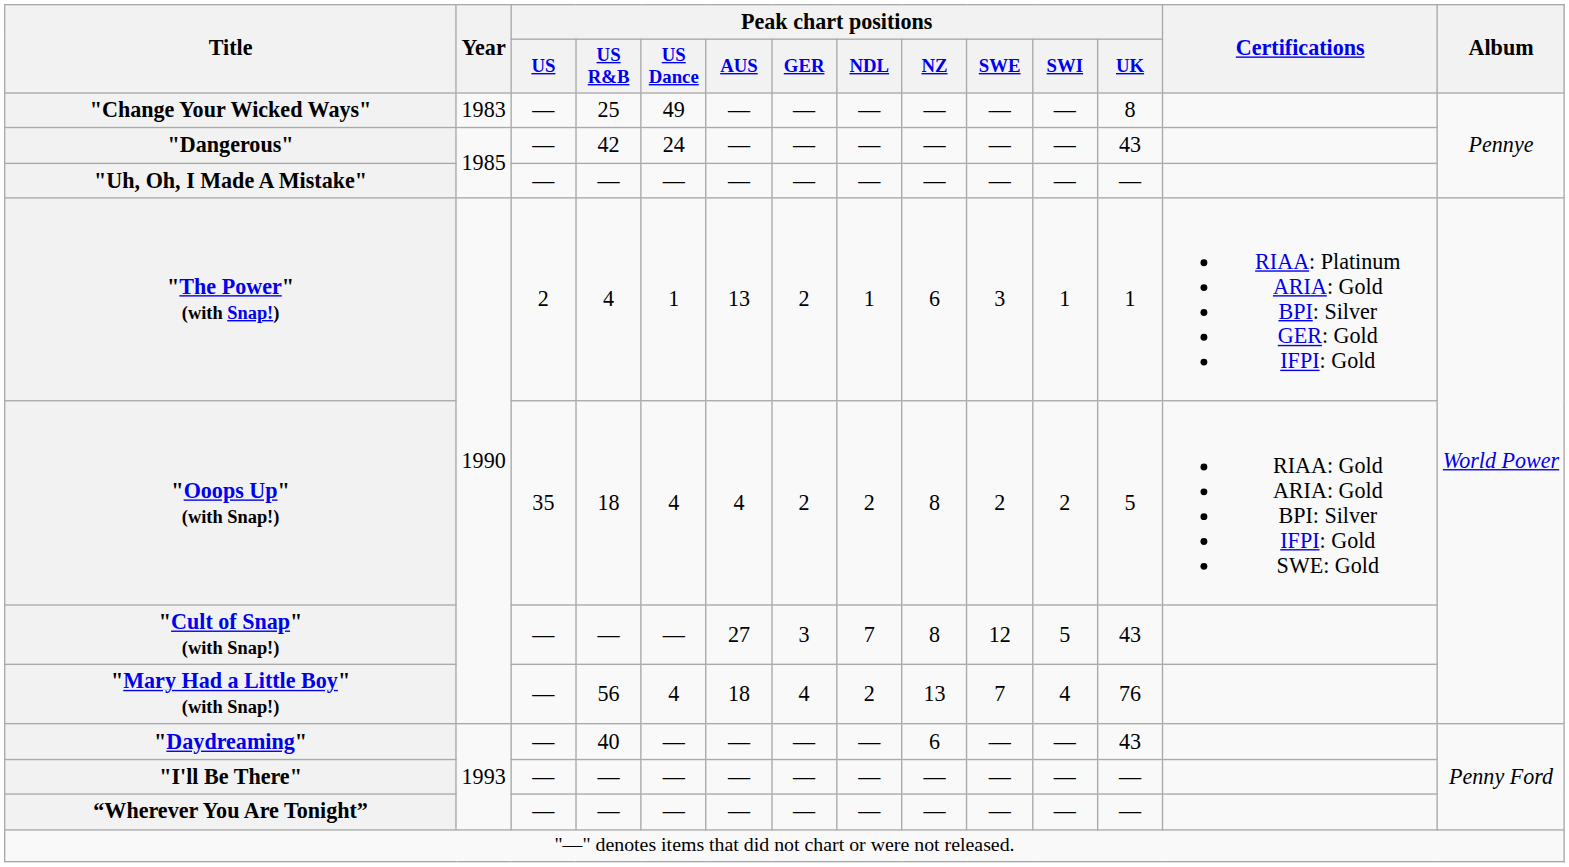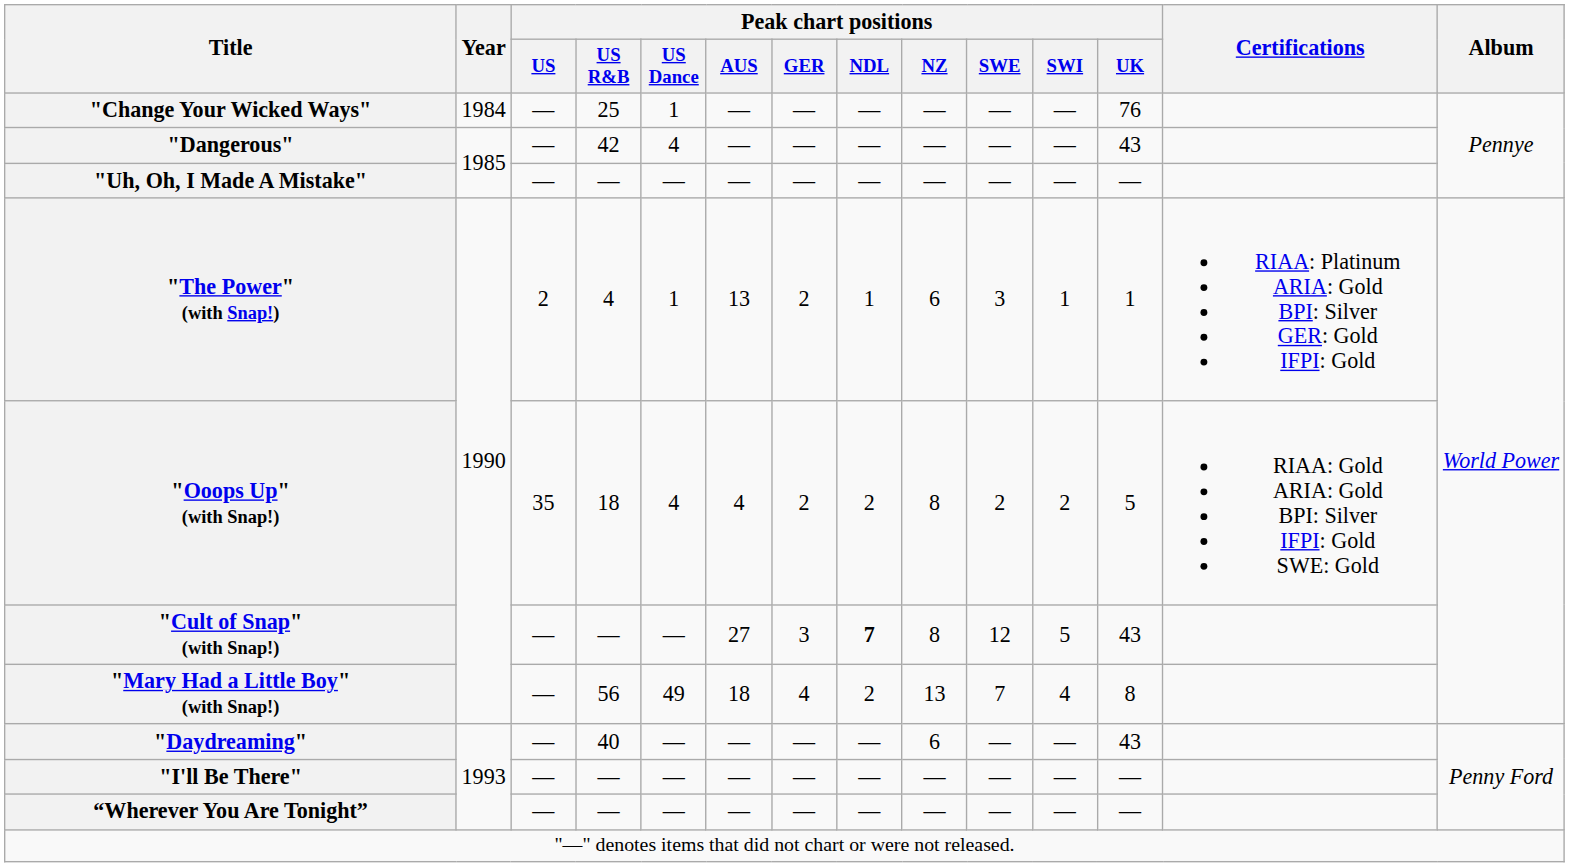(484, 110) 1983 -> (484, 110) 1984
(674, 110) 49 -> (674, 110) 1
(1130, 110) 8 -> (1130, 110) 76
(674, 145) 24 -> (674, 145) 4
(869, 634) normal -> (869, 634) bold
(674, 694) 4 -> (674, 694) 49
(1130, 694) 76 -> (1130, 694) 8
